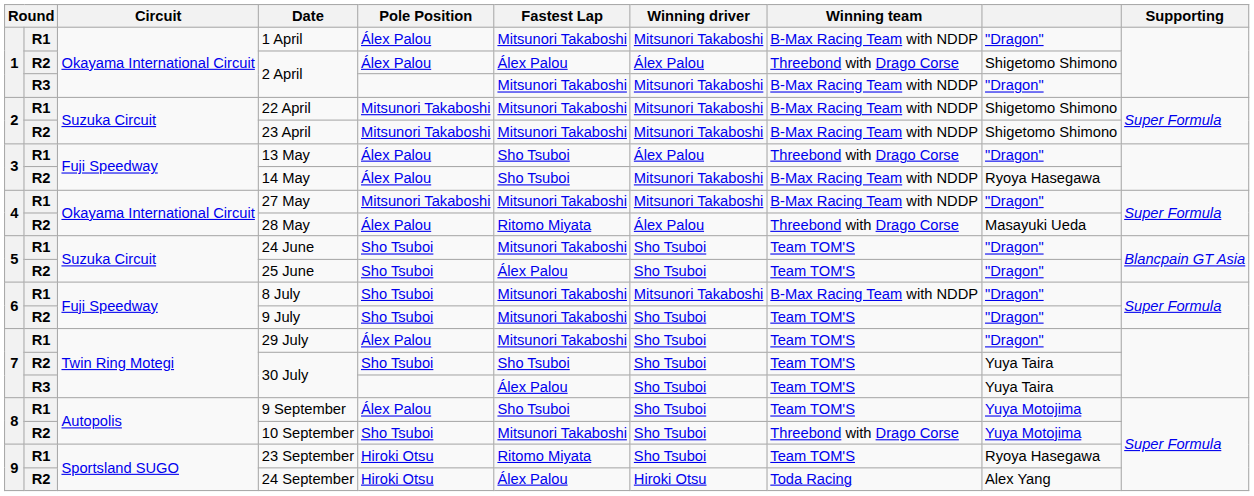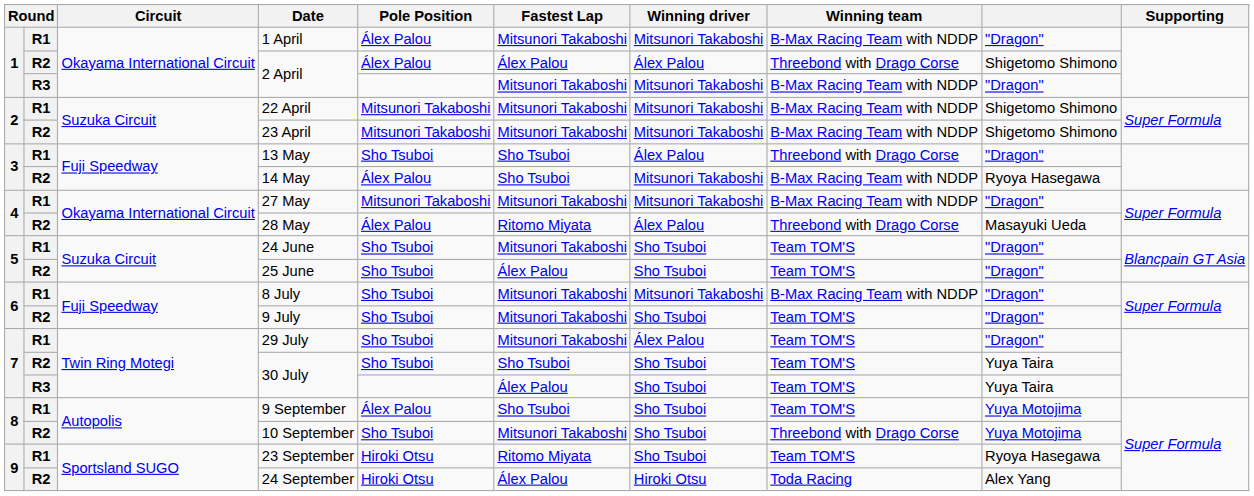(396, 155) Álex Palou -> (397, 155) Sho Tsuboi
(396, 340) Álex Palou -> (397, 340) Sho Tsuboi
(670, 340) Sho Tsuboi -> (669, 340) Álex Palou
